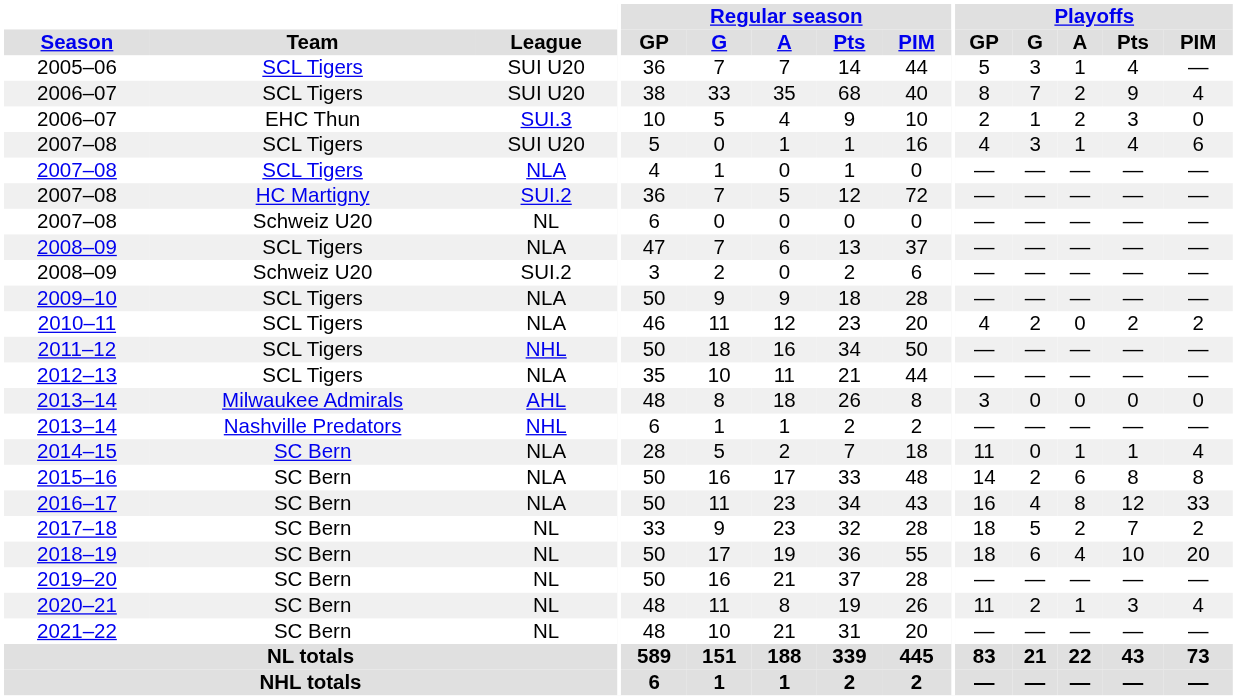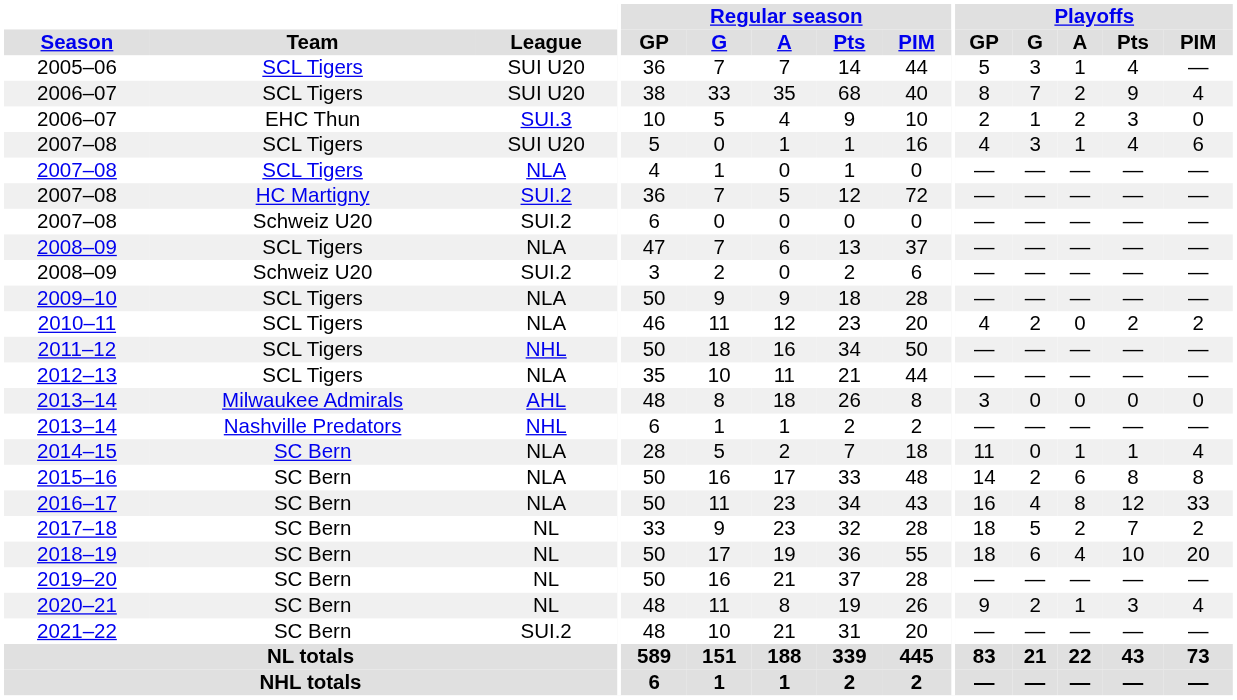(546, 221) NL -> (546, 221) SUI.2
(984, 605) 11 -> (984, 605) 9
(546, 631) NL -> (546, 631) SUI.2
